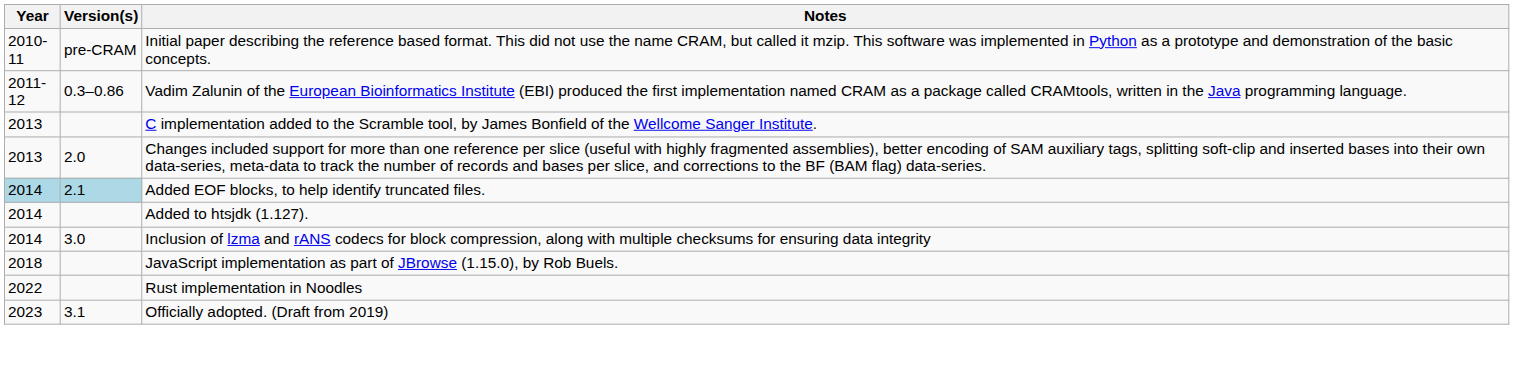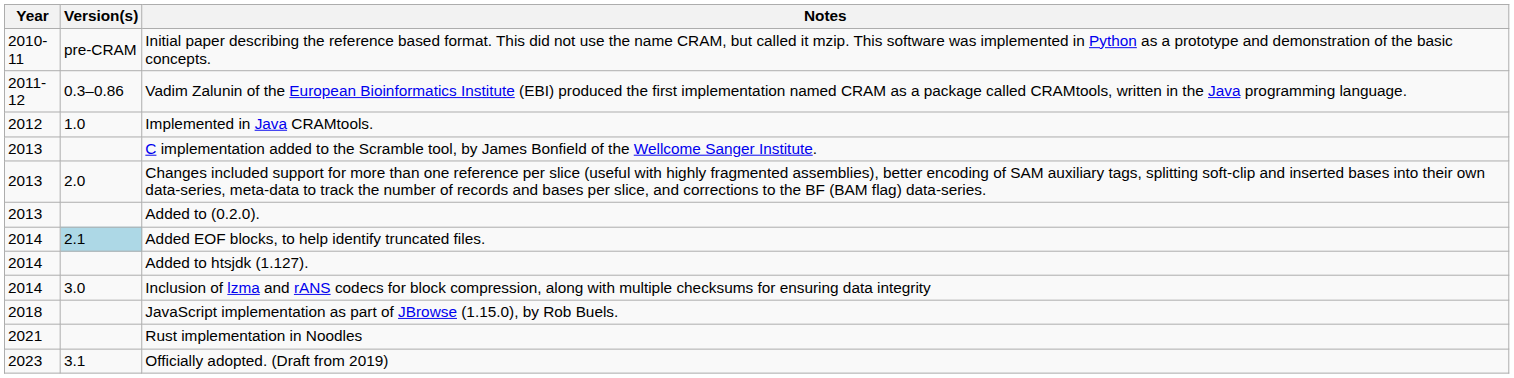+ row: (259, 124)
+ row: (203, 214)
(25, 190) lightblue background -> (25, 239) no background
(25, 287) 2022 -> (25, 336) 2021
